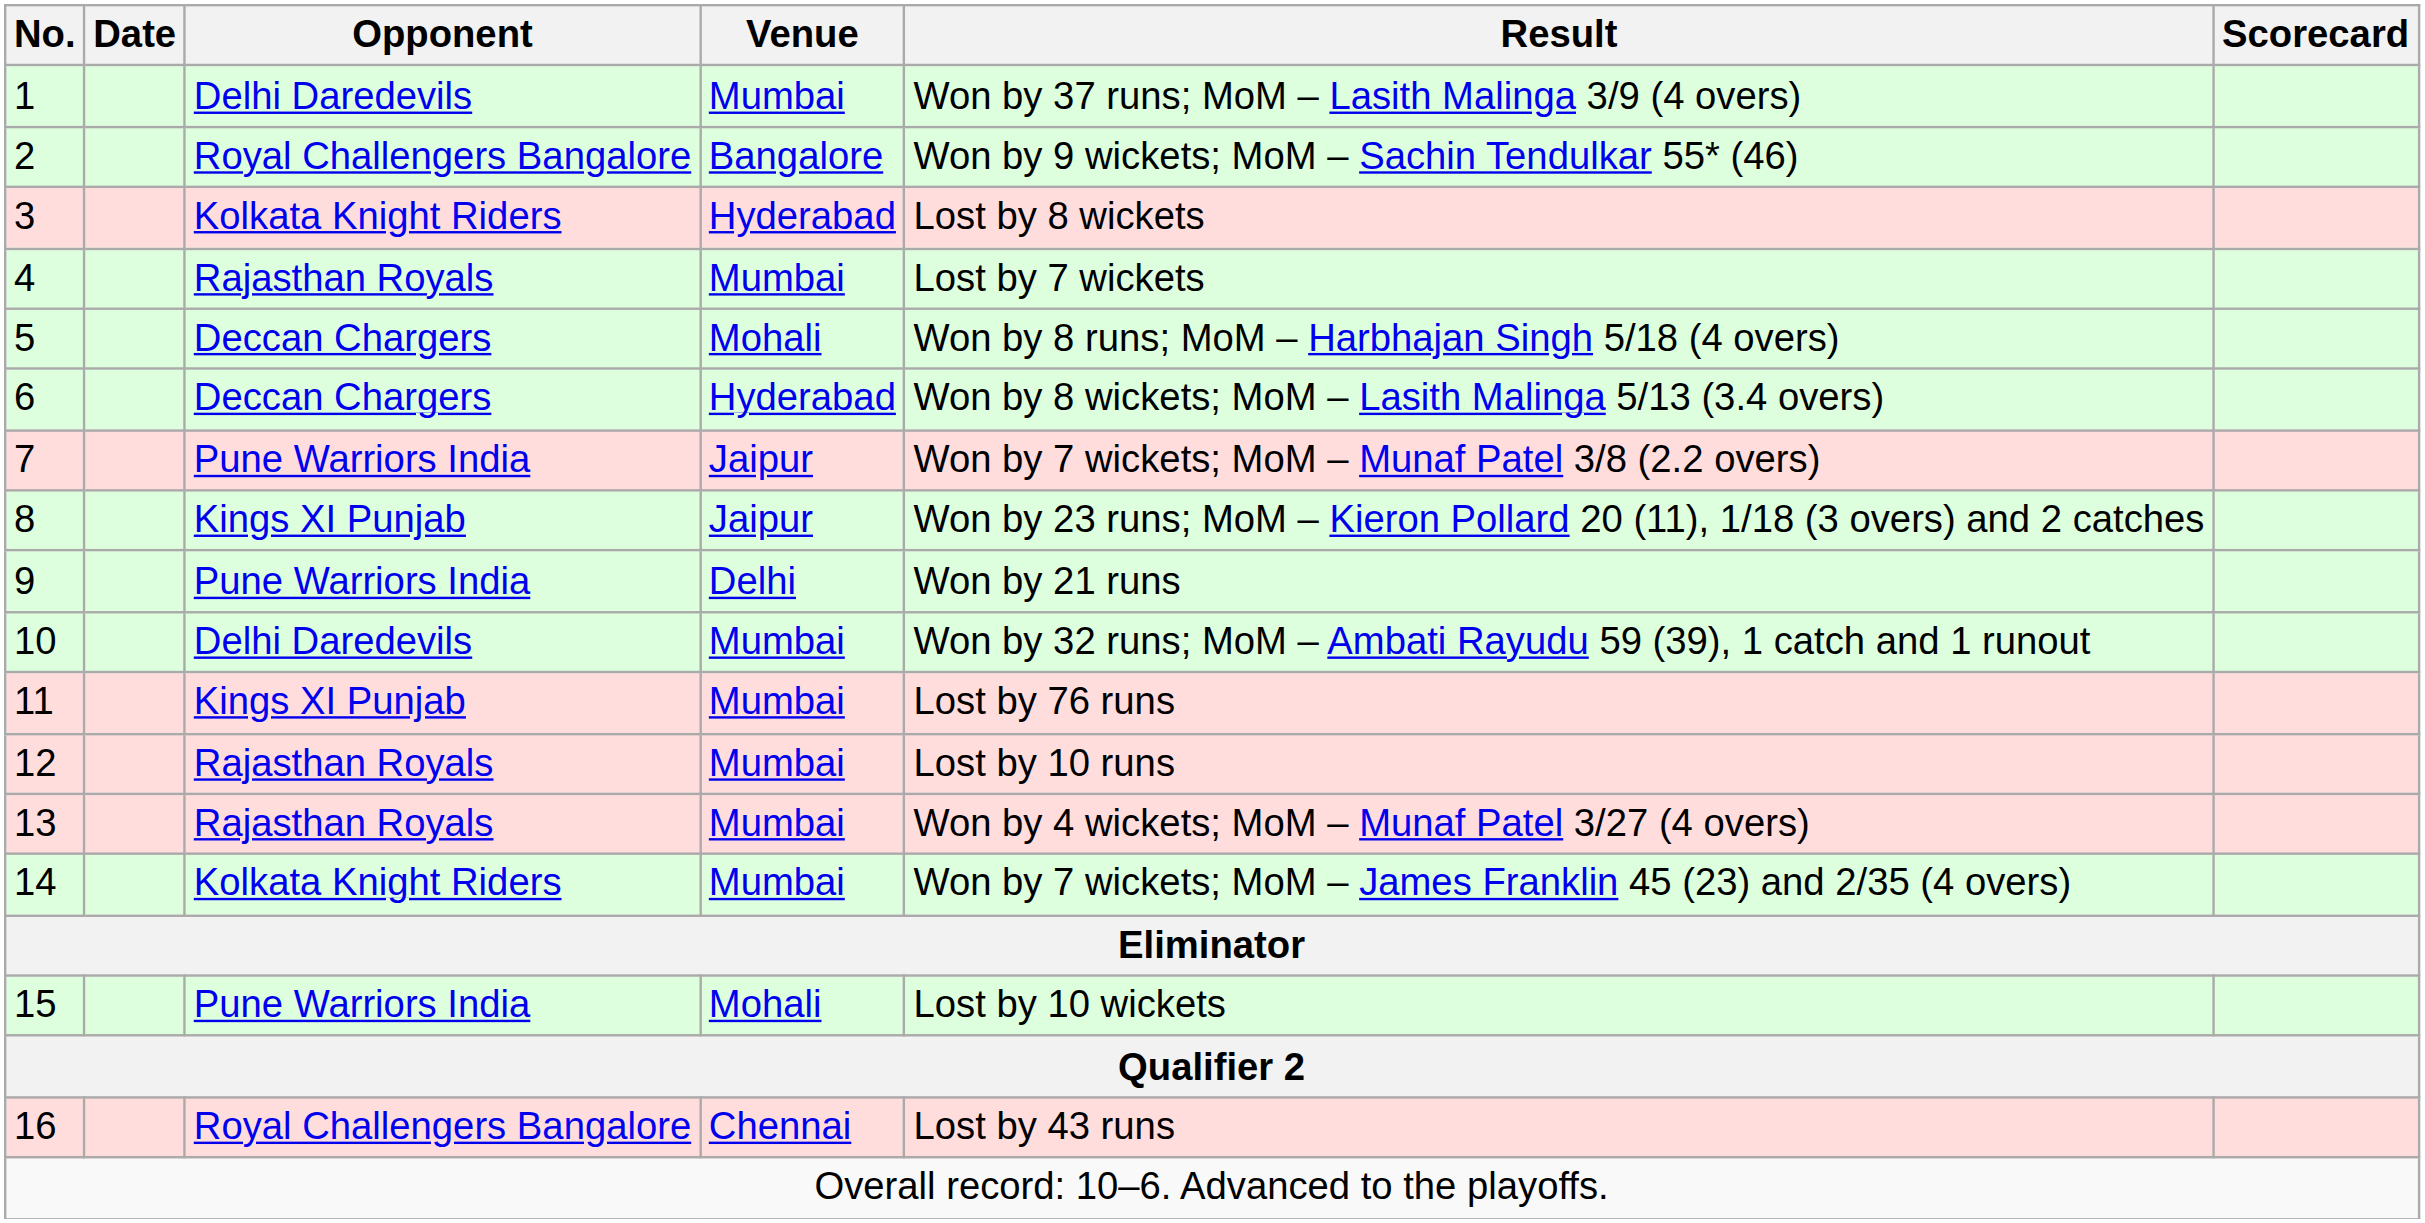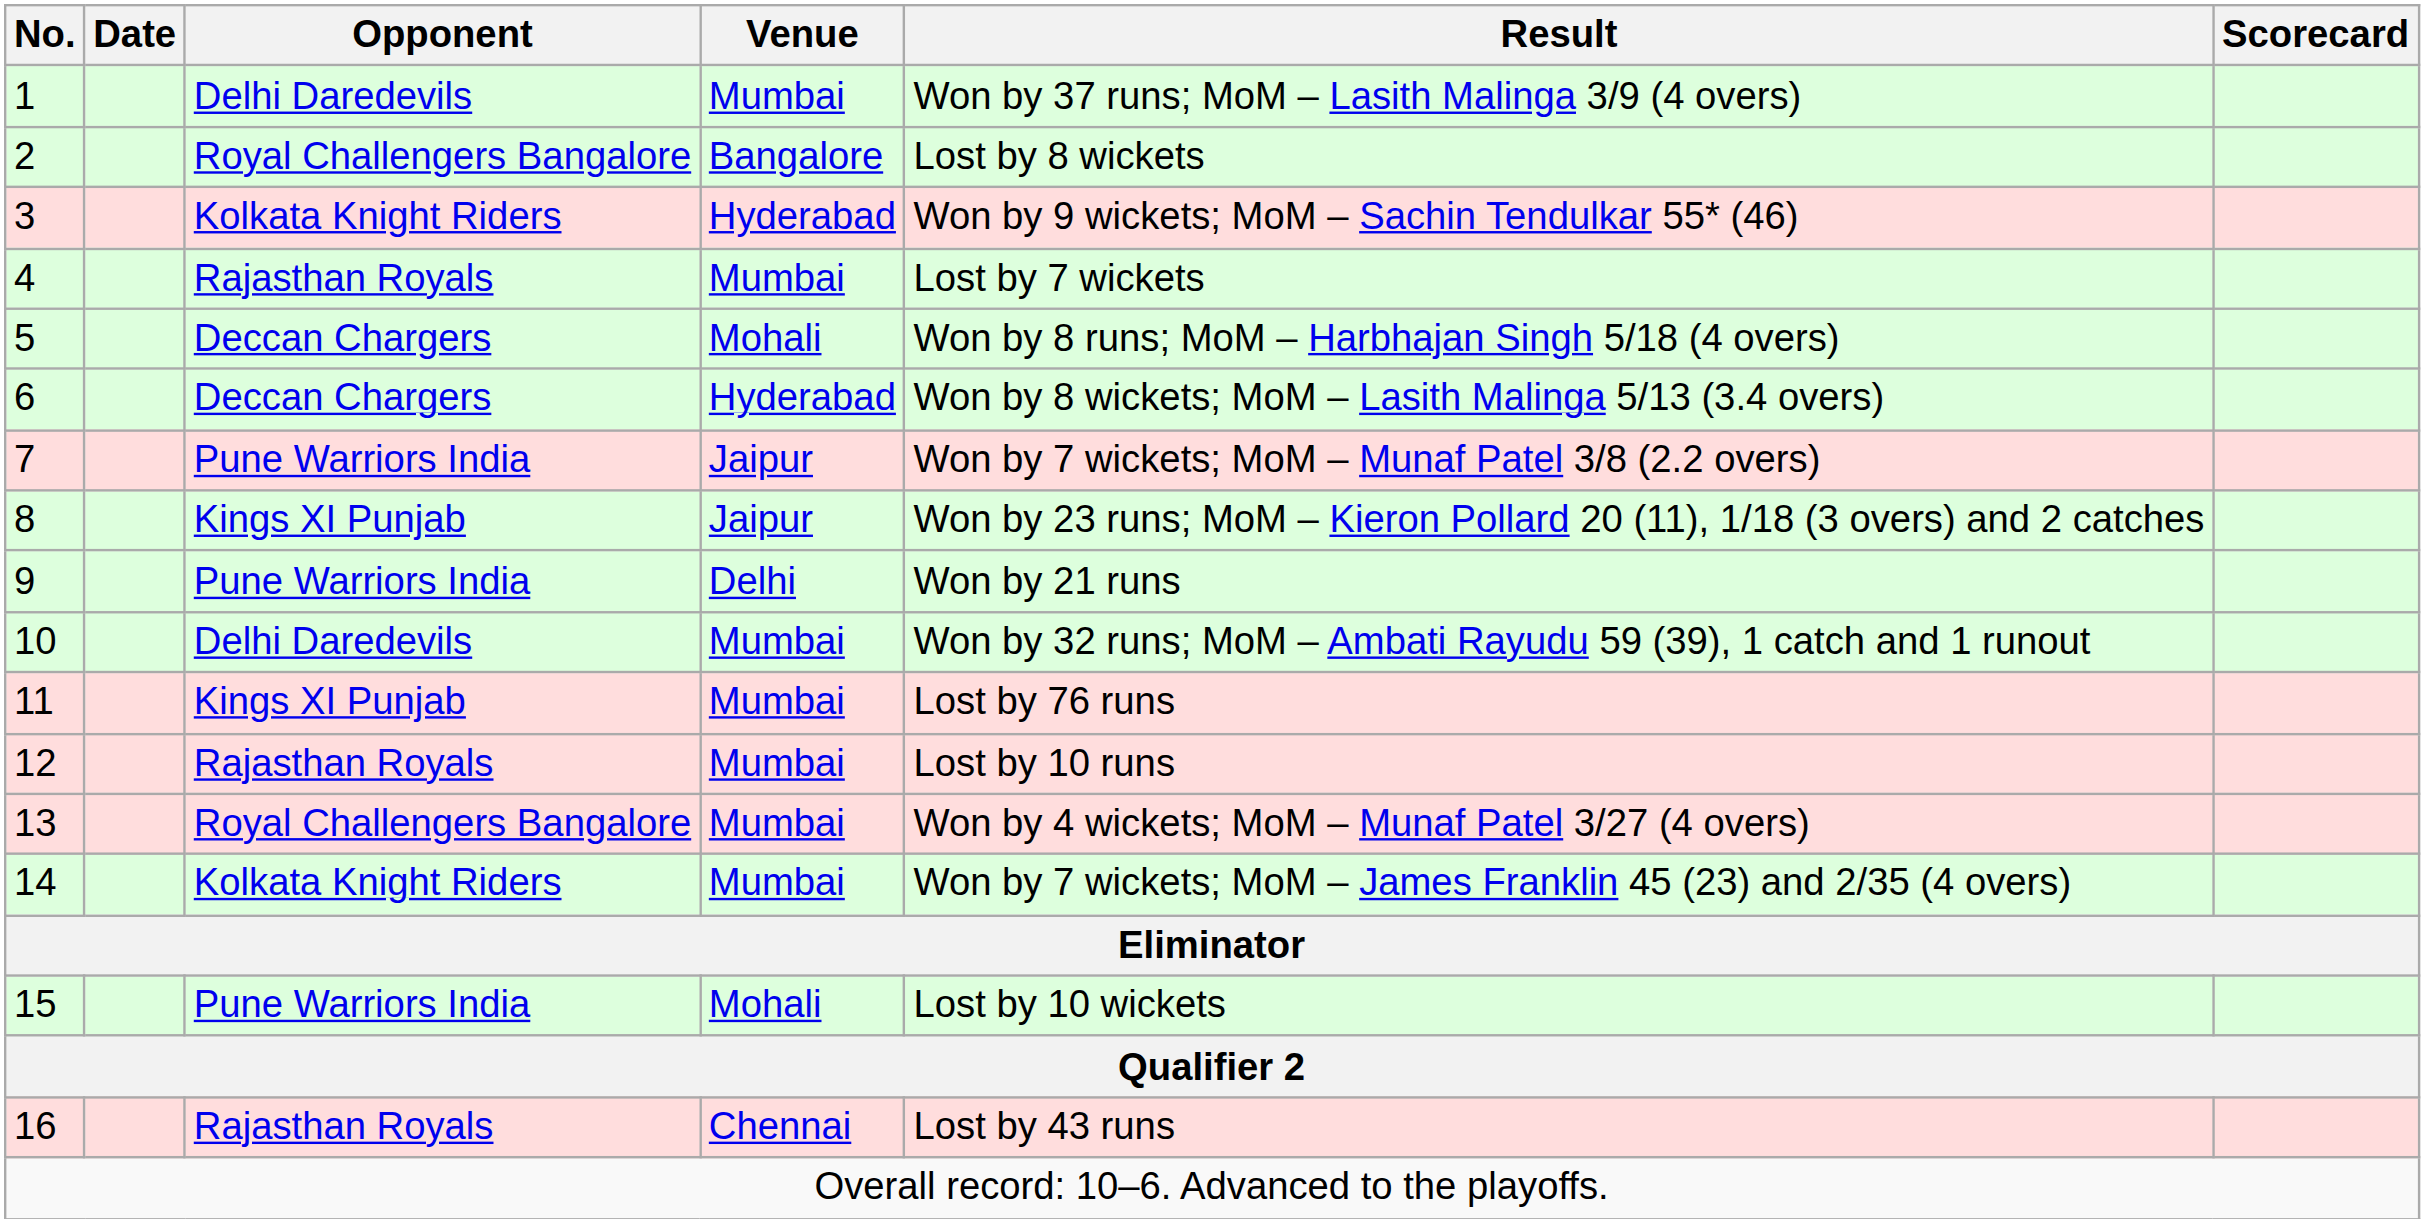(1356, 156) Won by 9 wickets; MoM – Sachin Tendulkar 55* (46) -> (1059, 156) Lost by 8 wickets
(1059, 216) Lost by 8 wickets -> (1356, 216) Won by 9 wickets; MoM – Sachin Tendulkar 55* (46)
(344, 823) Rajasthan Royals -> (442, 823) Royal Challengers Bangalore
(442, 1126) Royal Challengers Bangalore -> (344, 1126) Rajasthan Royals
